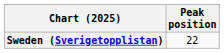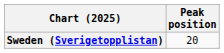(192, 40) 22 -> (192, 40) 20
